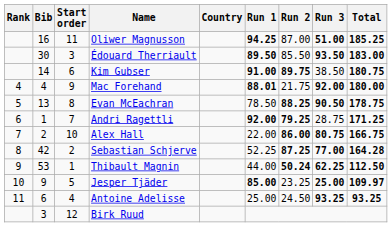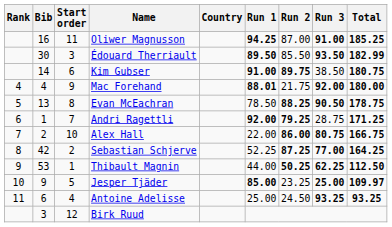(330, 39) 51.00 -> (330, 39) 91.00
(367, 55) 183.00 -> (367, 55) 182.99
(367, 151) 164.28 -> (367, 151) 164.25
(296, 167) 50.24 -> (296, 167) 50.25
